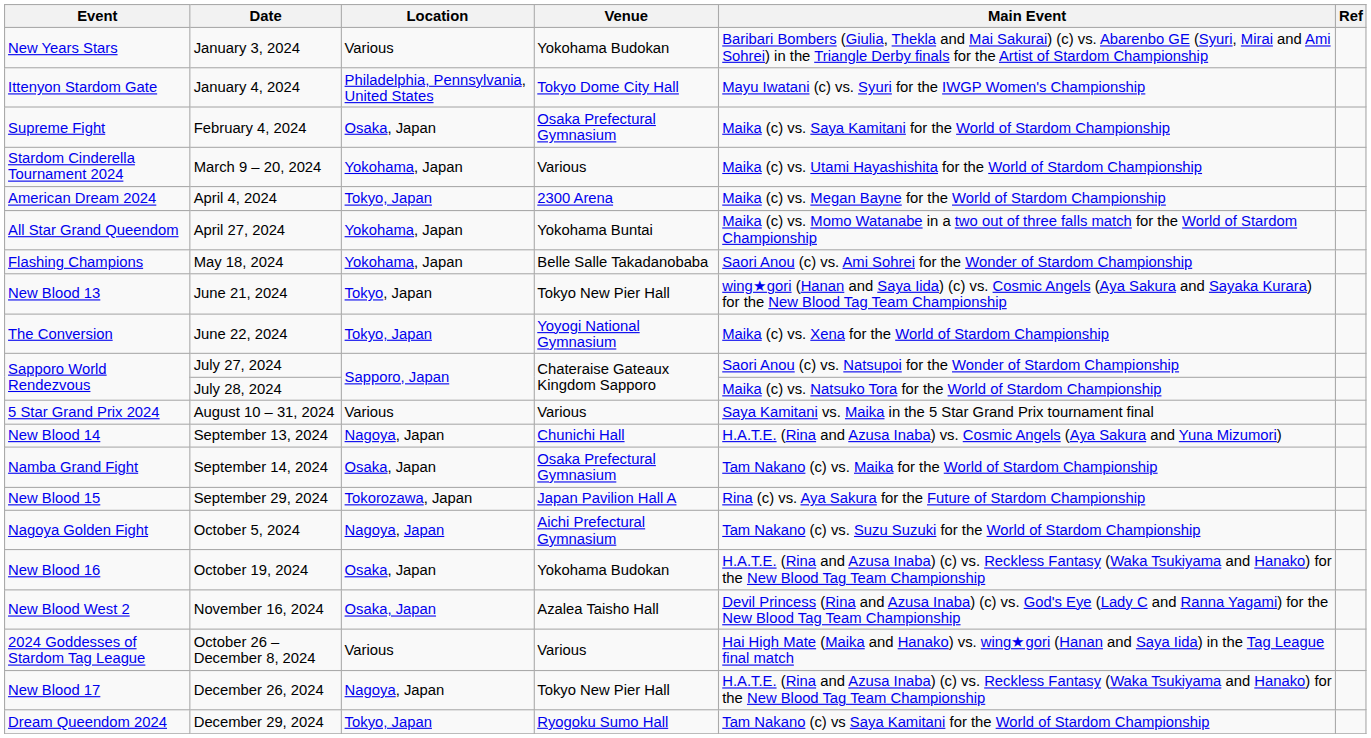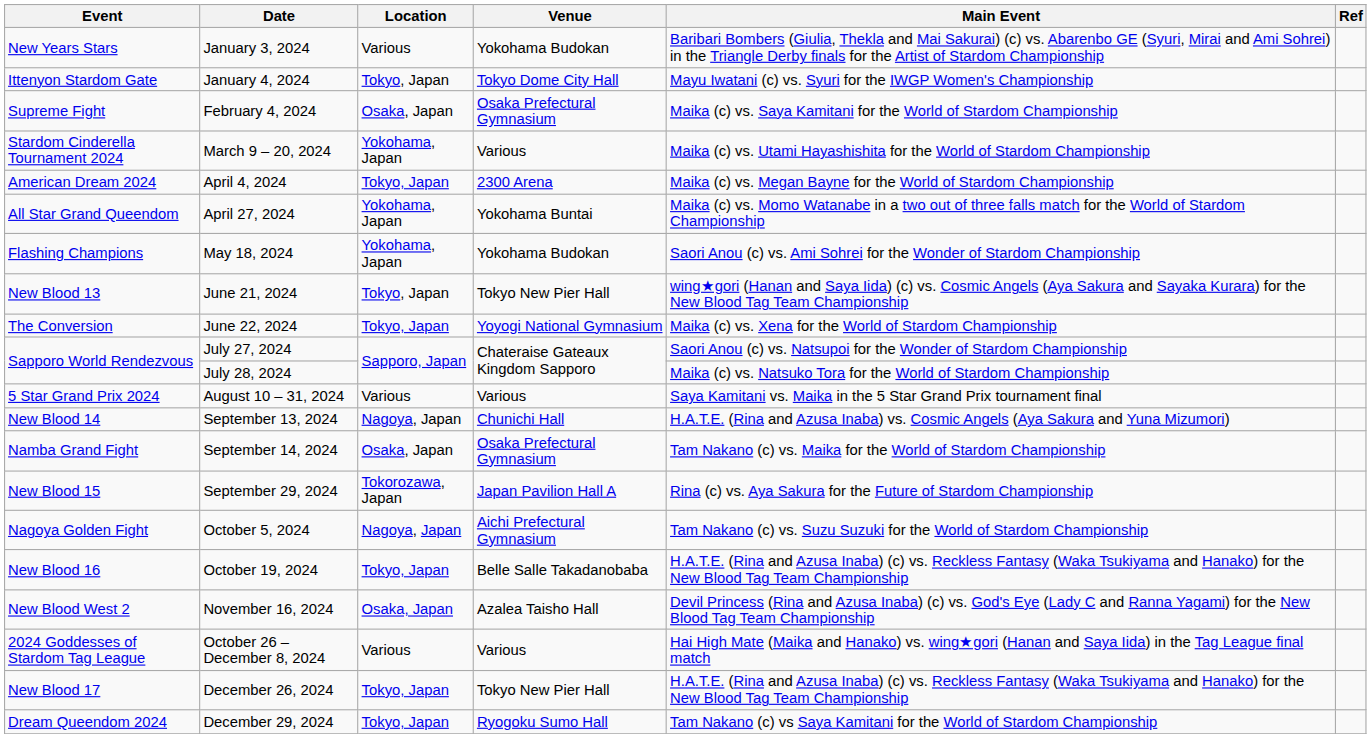(435, 87) Philadelphia, Pennsylvania, United States -> (405, 79) Tokyo, Japan
(623, 261) Belle Salle Takadanobaba -> (543, 253) Yokohama Budokan
(390, 569) Osaka, Japan -> (405, 569) Tokyo, Japan
(603, 569) Yokohama Budokan -> (562, 569) Belle Salle Takadanobaba
(394, 690) Nagoya, Japan -> (405, 690) Tokyo, Japan
